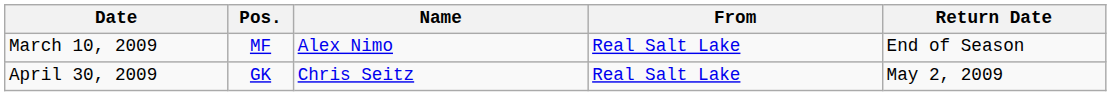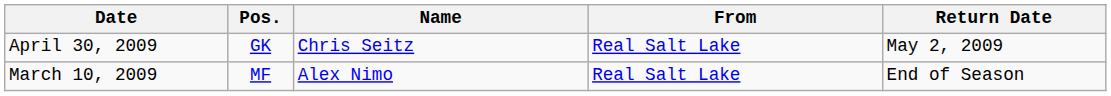rows swapped: (83, 48) <-> (83, 76)
